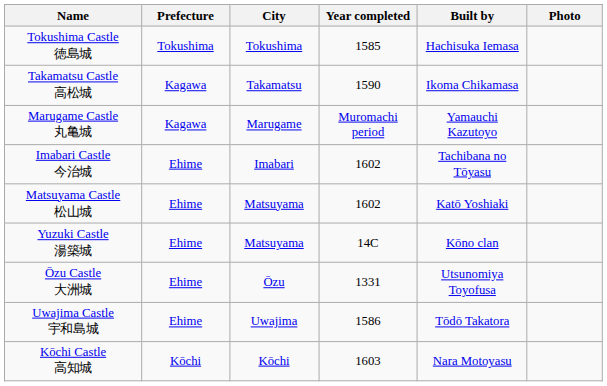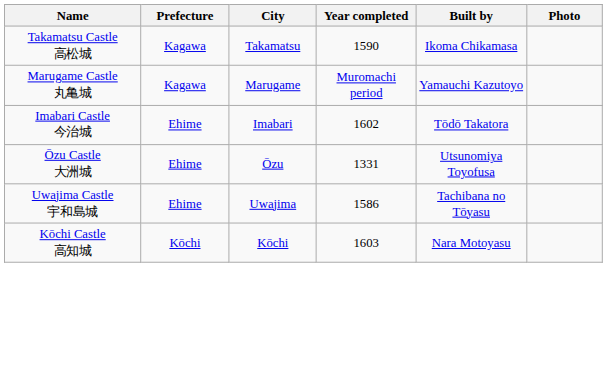- row: (73, 45)
(472, 164) Tachibana no Tōyasu -> (471, 124) Tōdō Takatora
- row: (73, 202)
- row: (73, 242)
(472, 321) Tōdō Takatora -> (471, 203) Tachibana no Tōyasu
